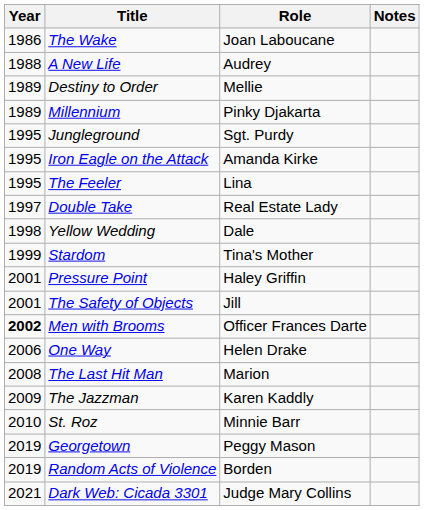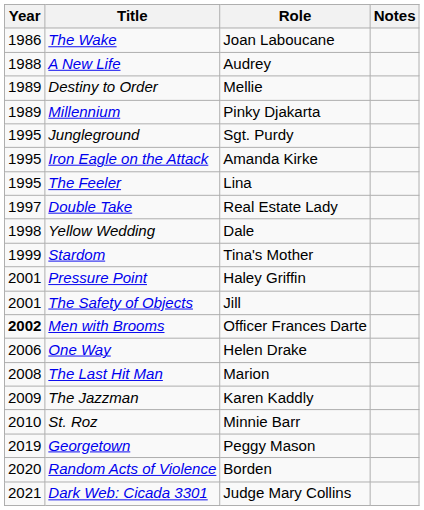(25, 469) 2019 -> (25, 469) 2020
